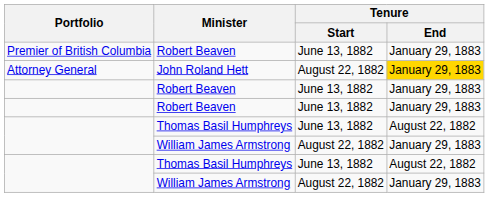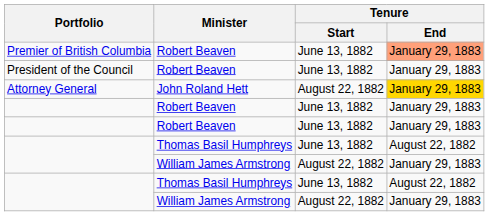(435, 51) no background -> (435, 51) lightsalmon background
+ row: (70, 70)
